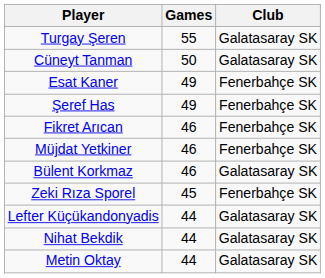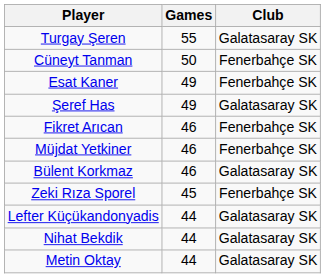(268, 60) Galatasaray SK -> (268, 60) Fenerbahçe SK
(268, 104) Fenerbahçe SK -> (268, 104) Galatasaray SK
